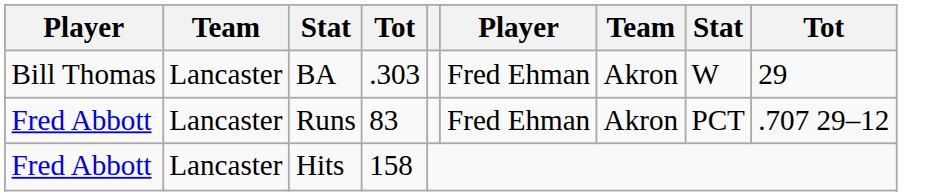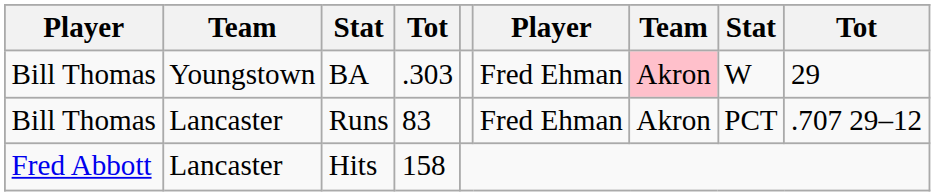(226, 73) Lancaster -> (242, 73) Youngstown
(641, 73) no background -> (674, 73) pink background
(82, 119) Fred Abbott -> (84, 119) Bill Thomas
